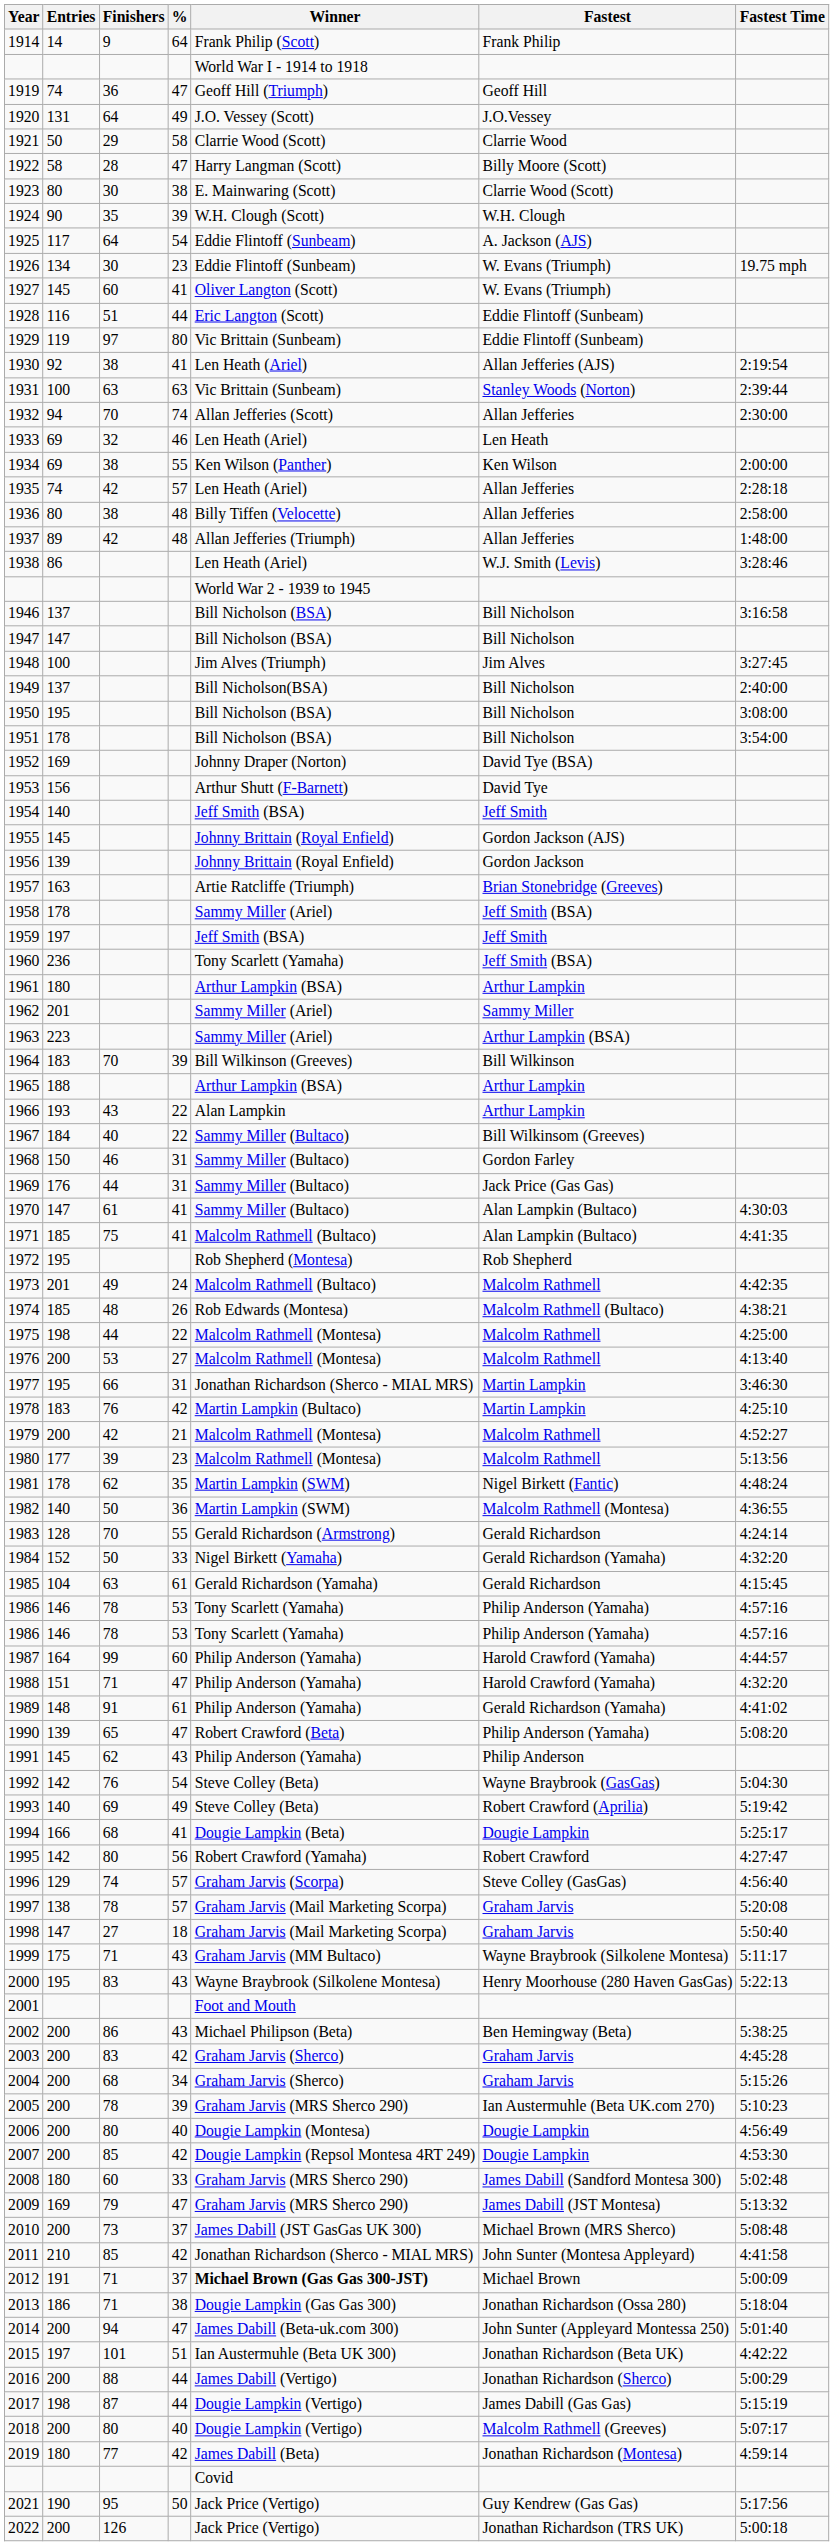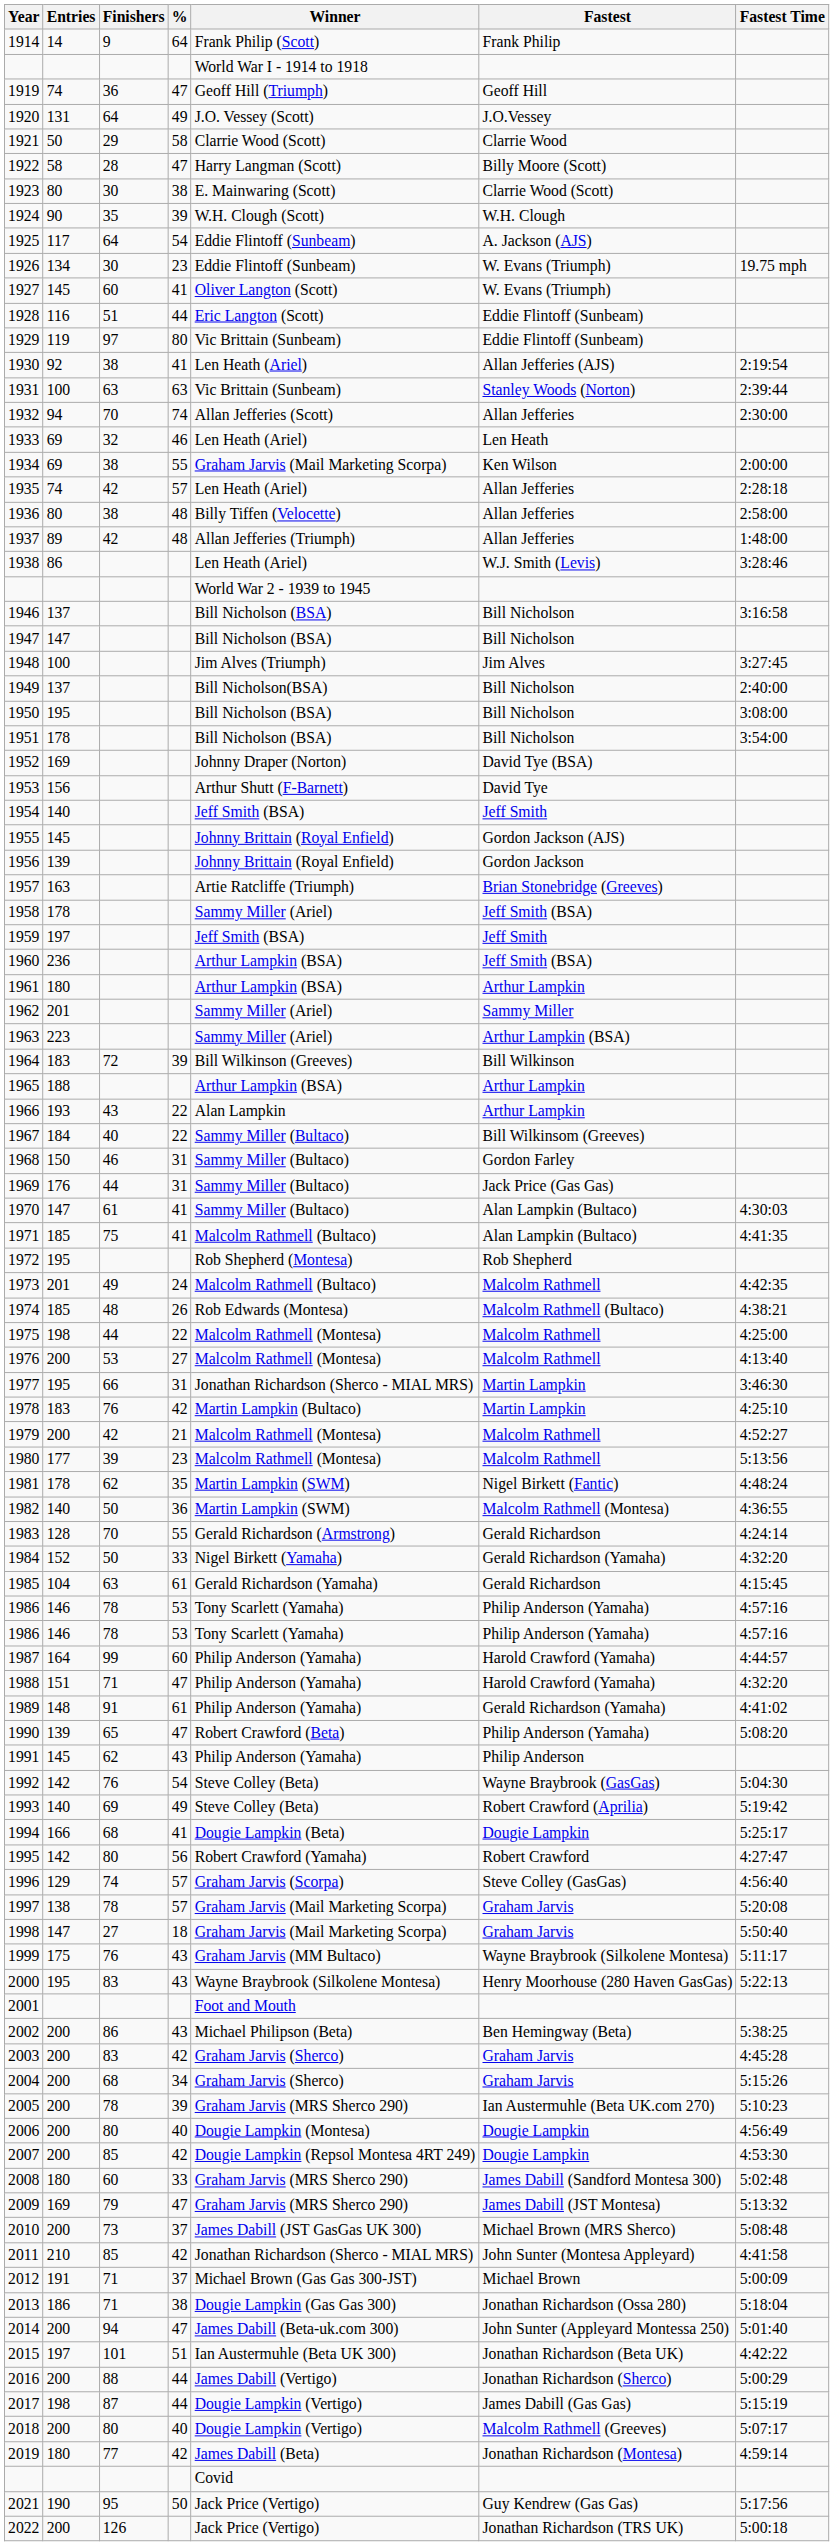(263, 464) Ken Wilson (Panther) -> (321, 464) Graham Jarvis (Mail Marketing Scorpa)
(269, 961) Tony Scarlett (Yamaha) -> (268, 961) Arthur Lampkin (BSA)
(111, 1061) 70 -> (111, 1061) 72
(111, 1956) 71 -> (111, 1956) 76
(311, 2279) bold -> (306, 2279) normal
